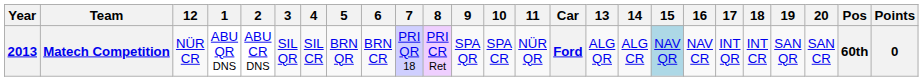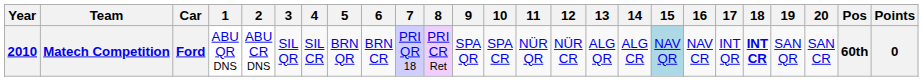columns swapped: (568, 15) <-> (190, 15)
(22, 51) 2013 -> (22, 51) 2010
(757, 51) normal -> (757, 51) bold
